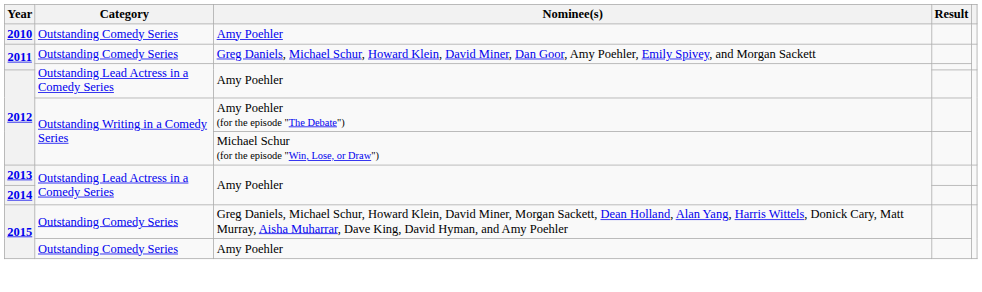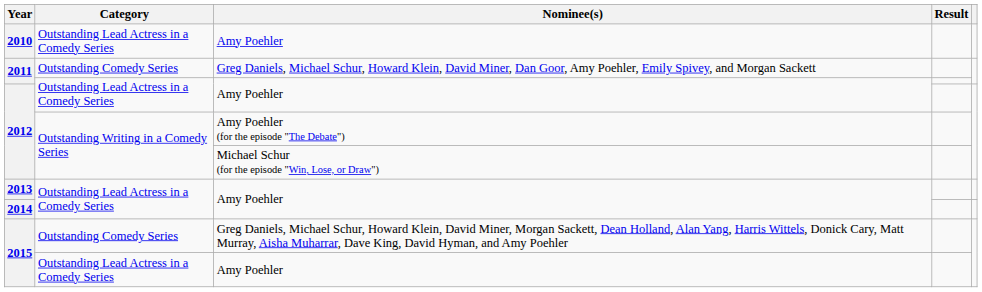(108, 34) Outstanding Comedy Series -> (113, 41) Outstanding Lead Actress in a Comedy Series
(108, 248) Outstanding Comedy Series -> (113, 269) Outstanding Lead Actress in a Comedy Series
